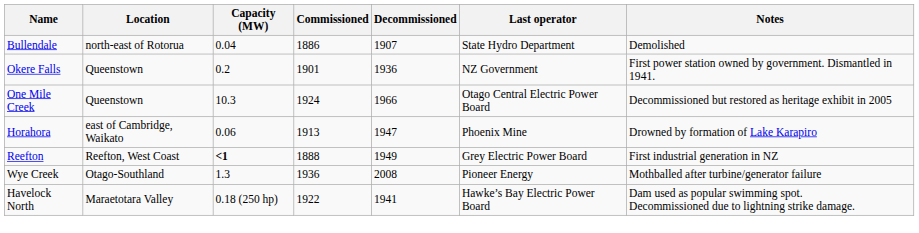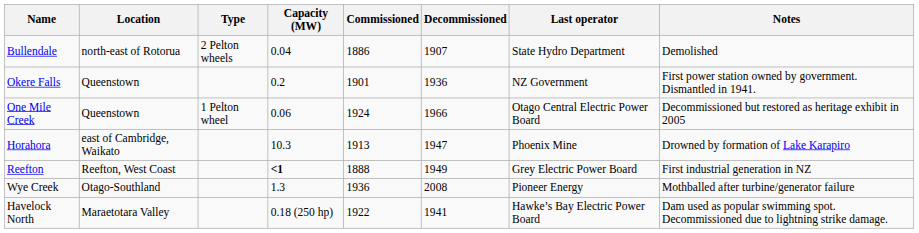+ column: (233, 20)
(226, 100) 10.3 -> (281, 113) 0.06
(226, 132) 0.06 -> (281, 145) 10.3
